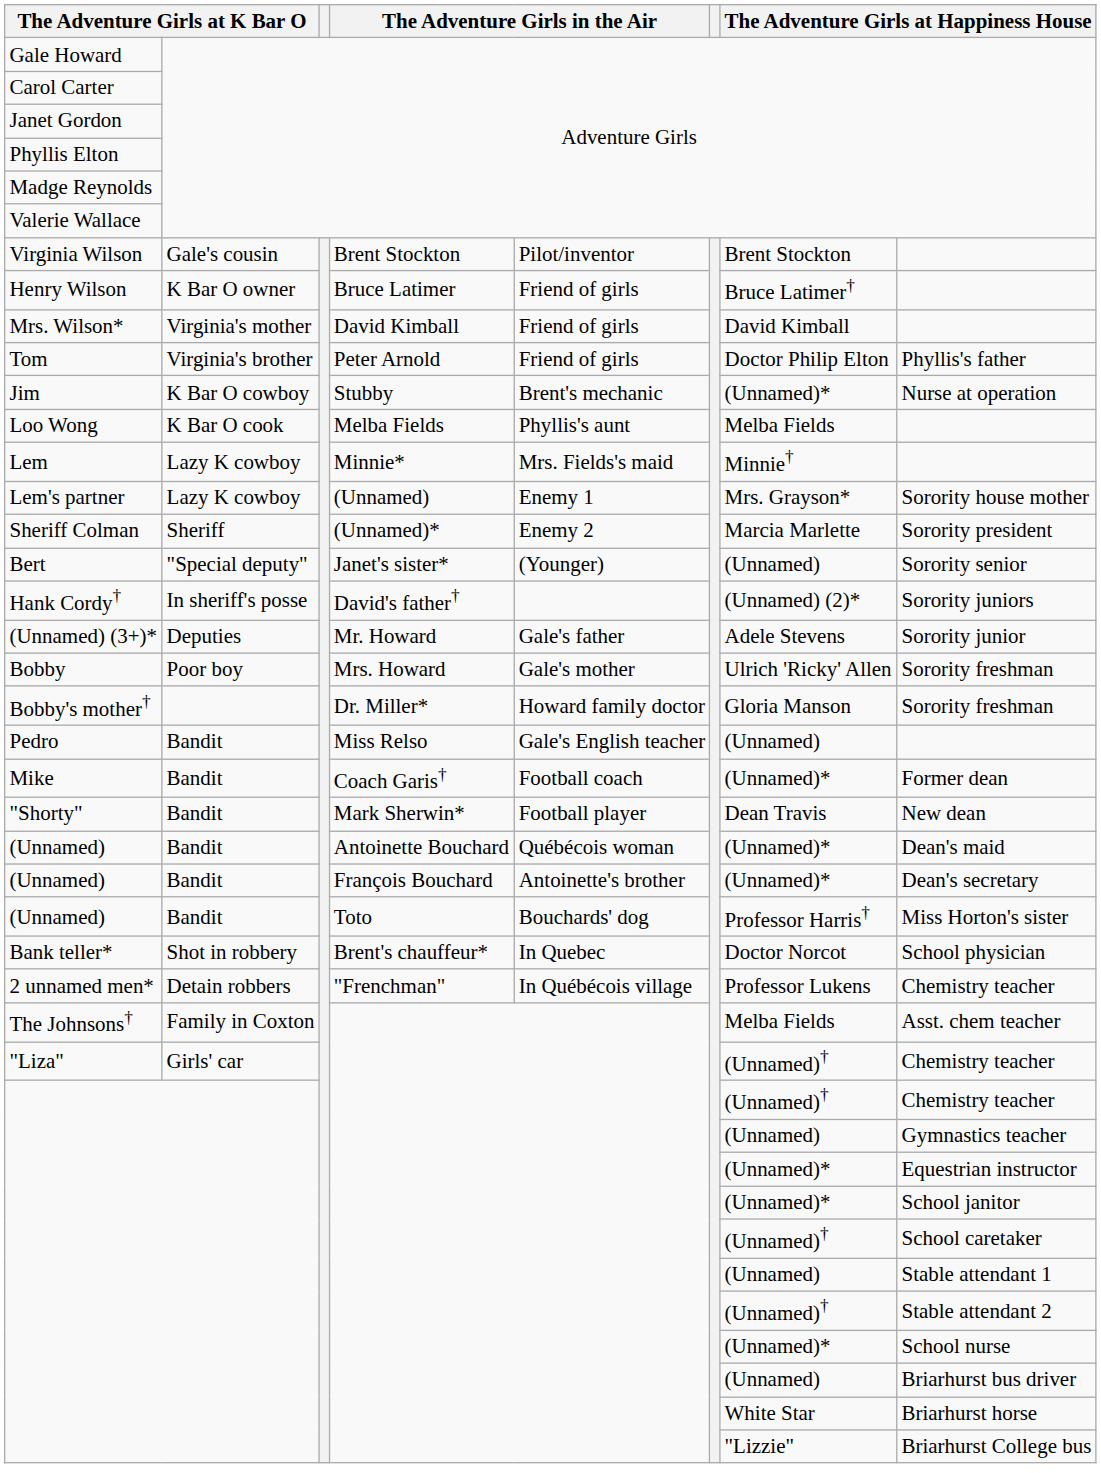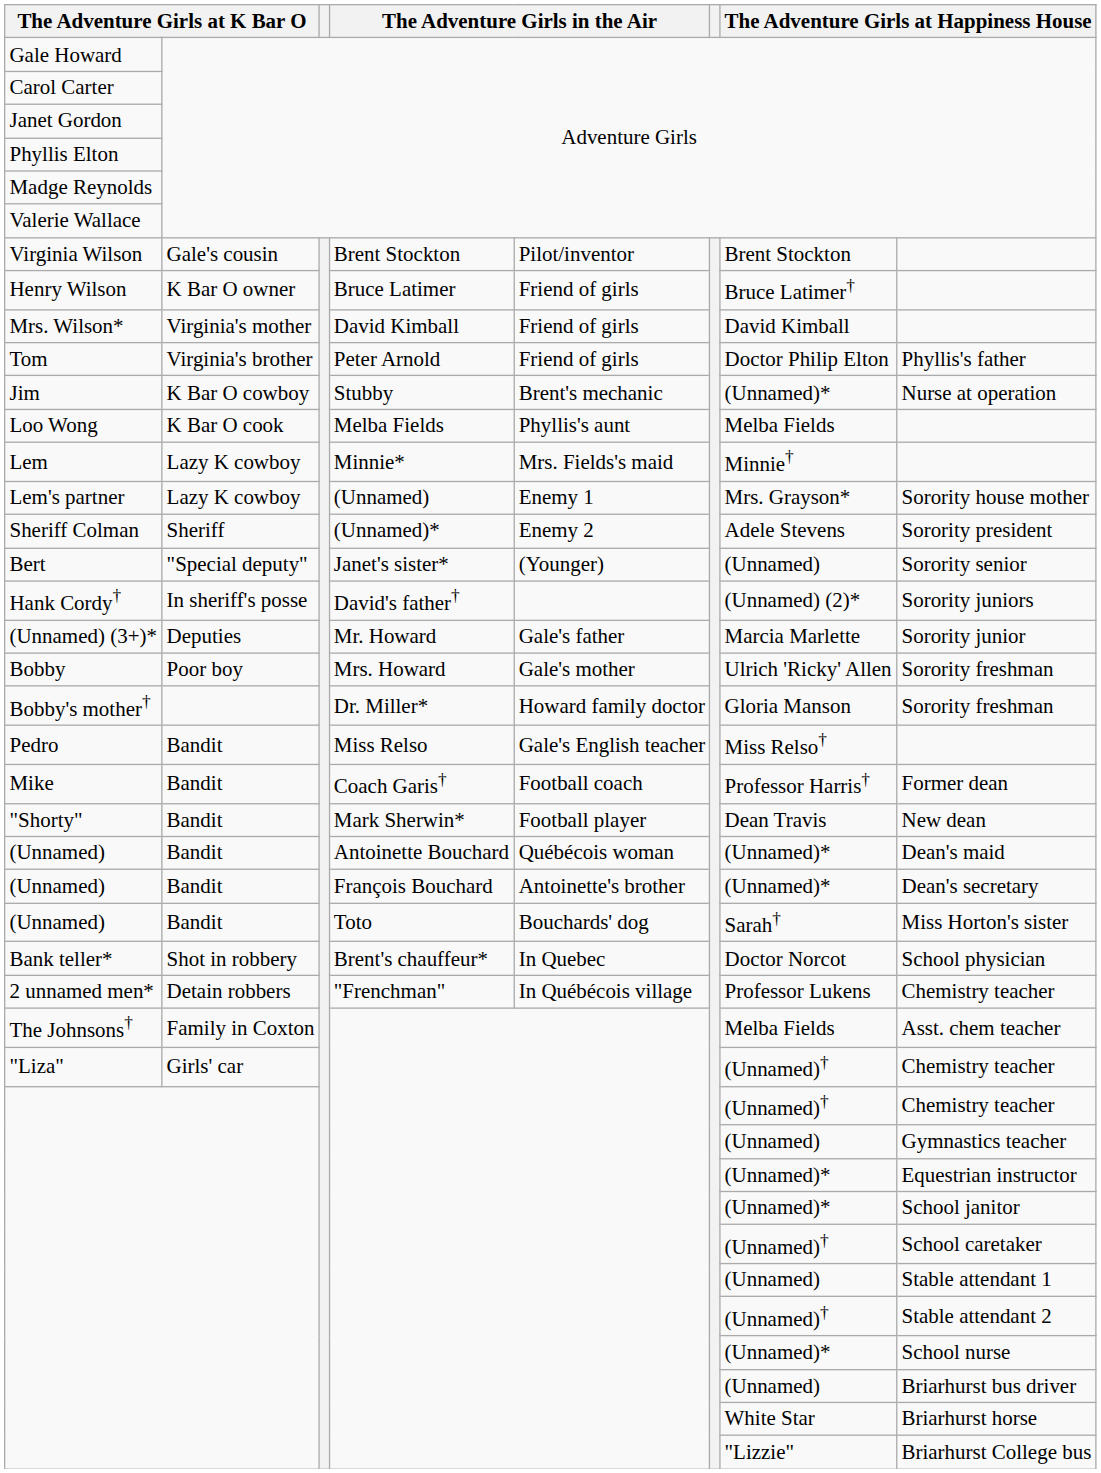(792, 531) Marcia Marlette -> (785, 531) Adele Stevens
(785, 636) Adele Stevens -> (792, 636) Marcia Marlette
(772, 741) (Unnamed) -> (776, 744) Miss Relso†
(778, 777) (Unnamed)* -> (797, 783) Professor Harris†
(797, 916) Professor Harris† -> (753, 922) Sarah†
